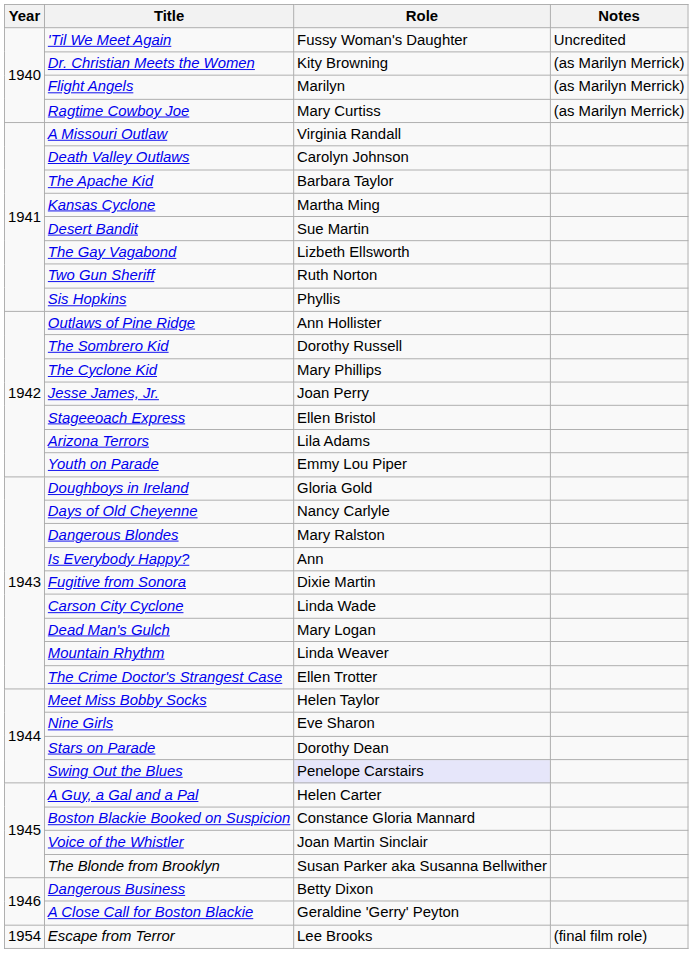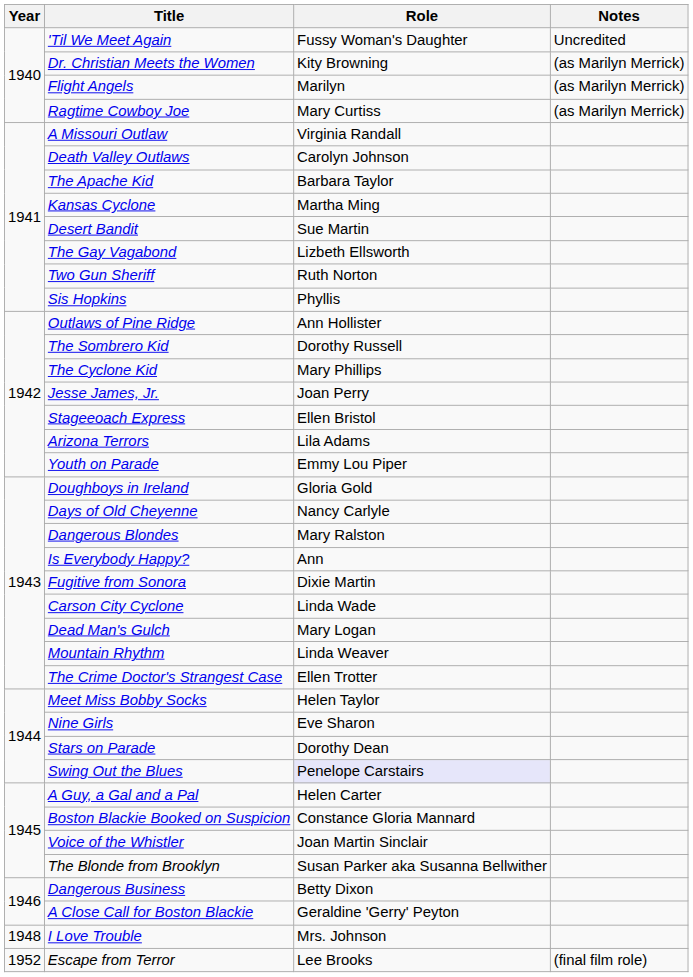+ row: (95, 936)
(24, 936) 1954 -> (24, 960) 1952
